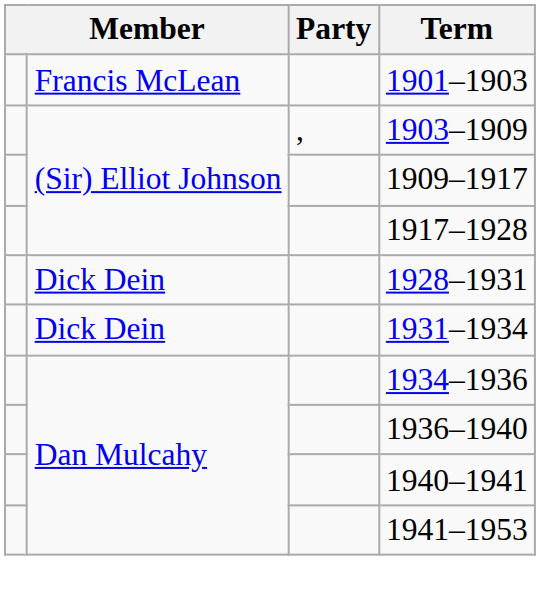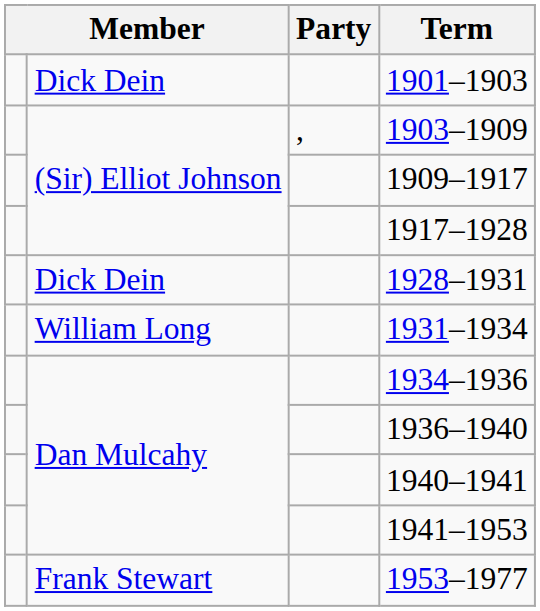(137, 79) Francis McLean -> (100, 79) Dick Dein
(100, 329) Dick Dein -> (123, 329) William Long
+ row: (457, 579)
